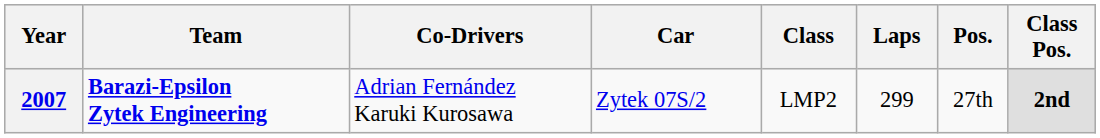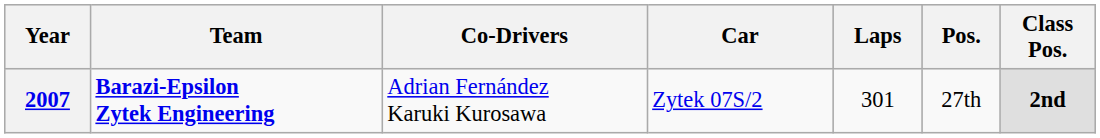- column: (808, 36)
(897, 100) 299 -> (878, 100) 301
